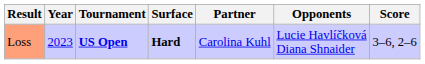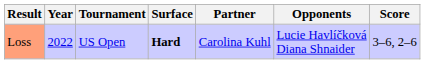(60, 41) 2023 -> (60, 41) 2022
(103, 41) bold -> (102, 41) normal
